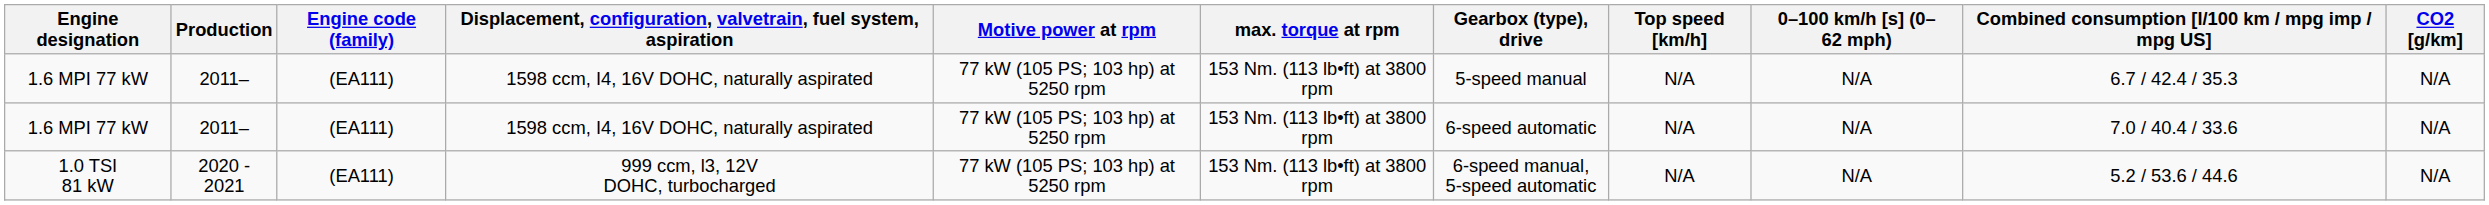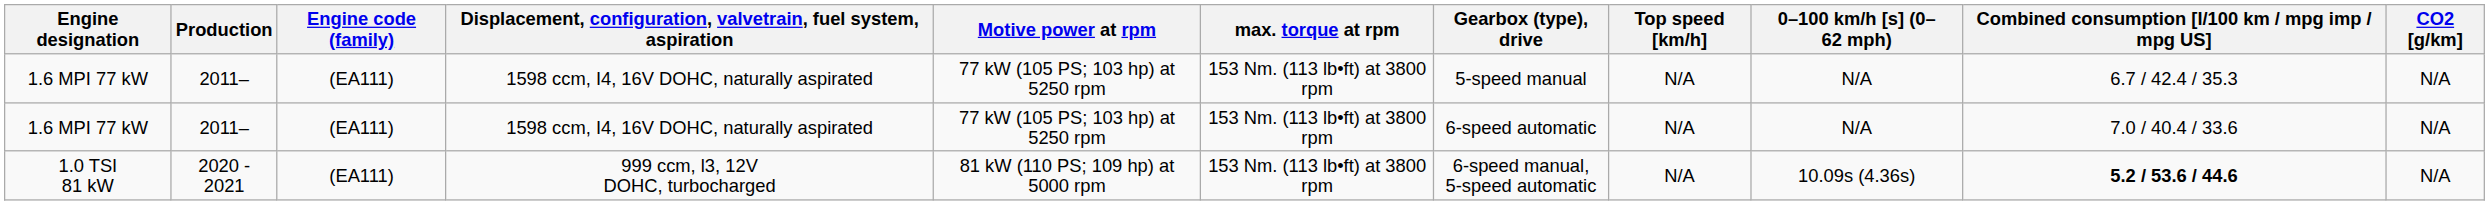(1067, 175) 77 kW (105 PS; 103 hp) at 5250 rpm -> (1067, 175) 81 kW (110 PS; 109 hp) at 5000 rpm
(1857, 175) N/A -> (1857, 175) 10.09s (4.36s)
(2174, 175) normal -> (2174, 175) bold
